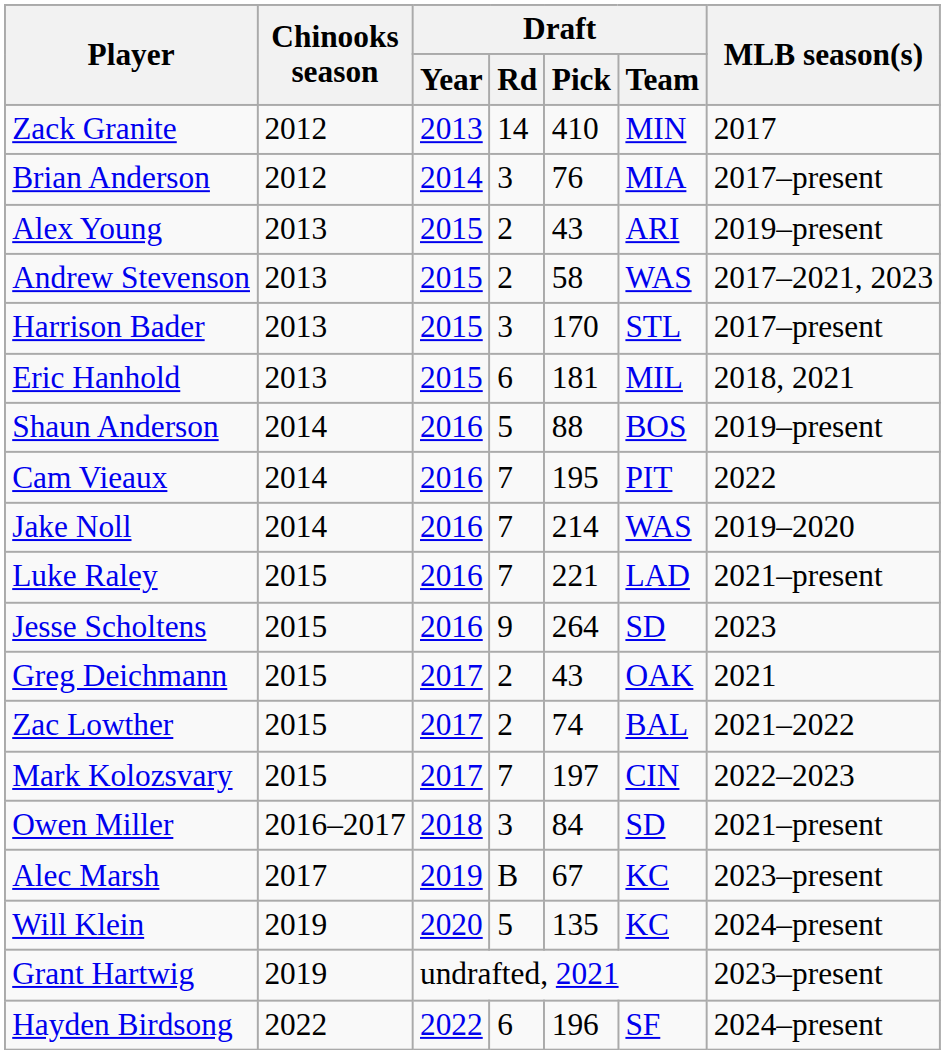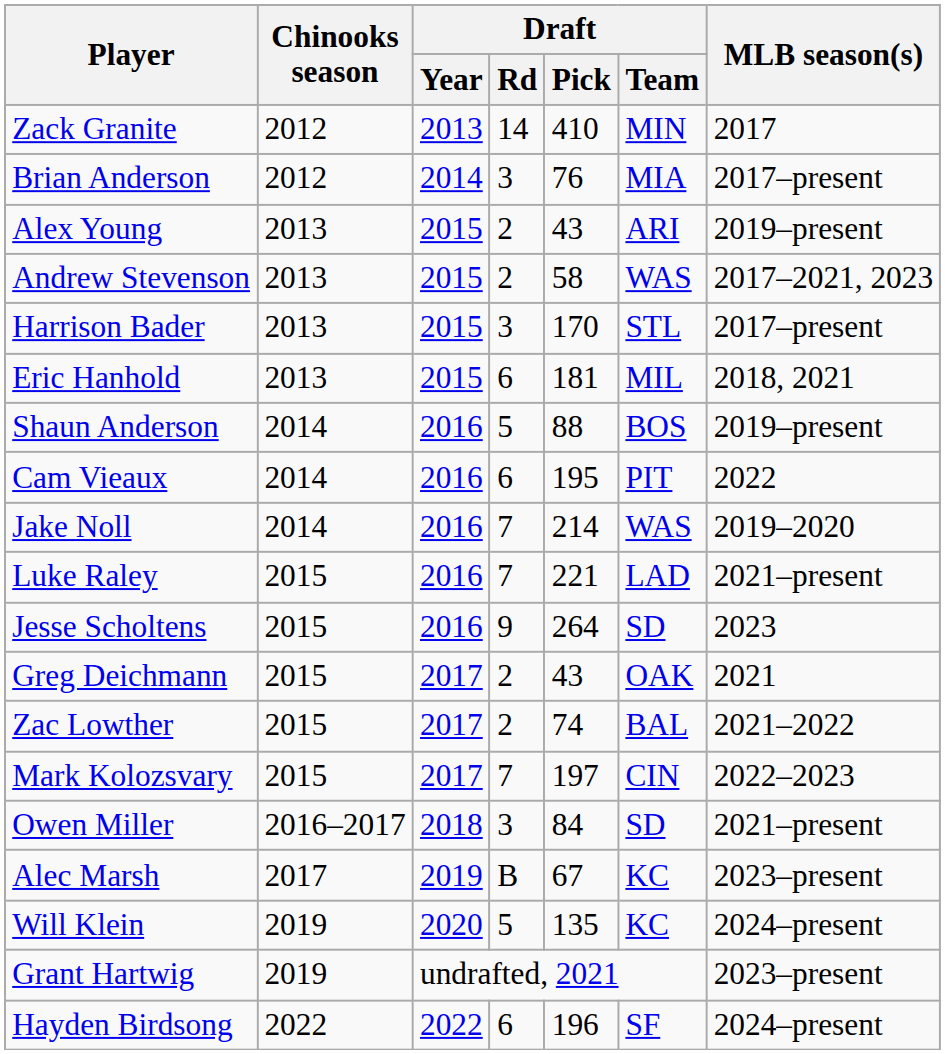(505, 476) 7 -> (505, 476) 6
